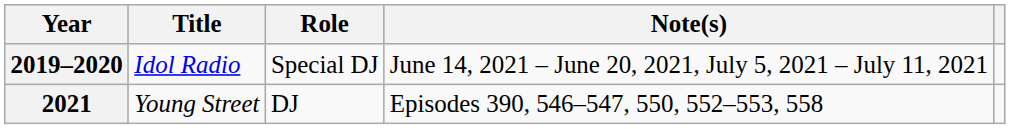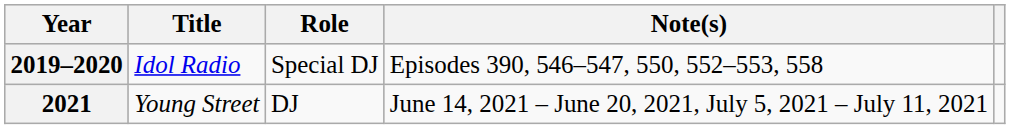(689, 63) June 14, 2021 – June 20, 2021, July 5, 2021 – July 11, 2021 -> (607, 63) Episodes 390, 546–547, 550, 552–553, 558
(607, 103) Episodes 390, 546–547, 550, 552–553, 558 -> (689, 103) June 14, 2021 – June 20, 2021, July 5, 2021 – July 11, 2021
